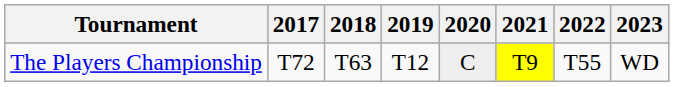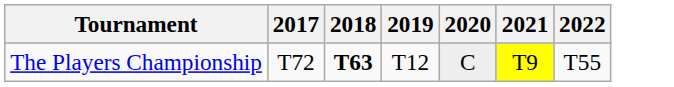- column: (640, 23)
(353, 62) normal -> (353, 62) bold
